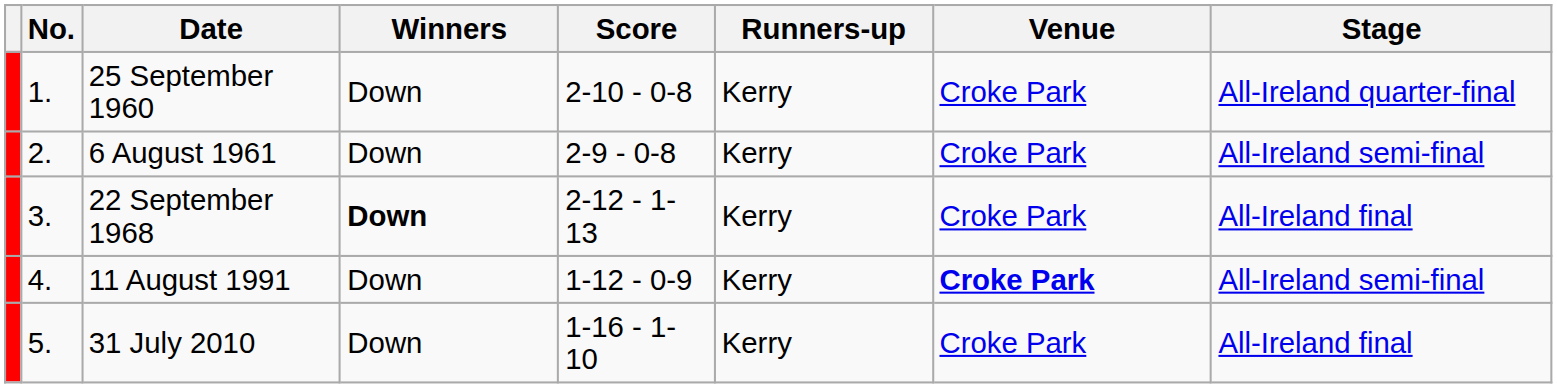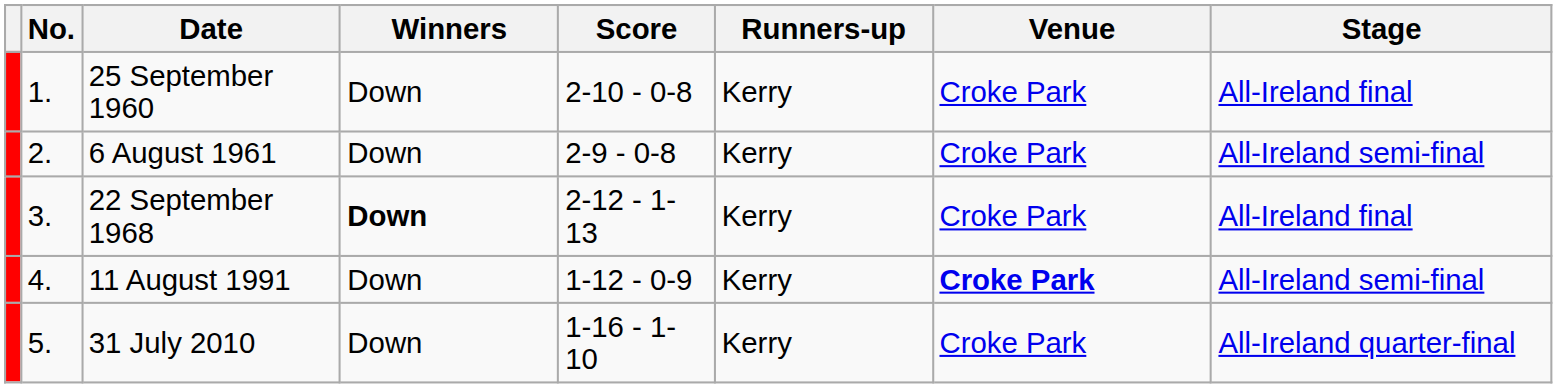(1367, 91) All-Ireland quarter-final -> (1316, 91) All-Ireland final
(1316, 342) All-Ireland final -> (1367, 342) All-Ireland quarter-final
